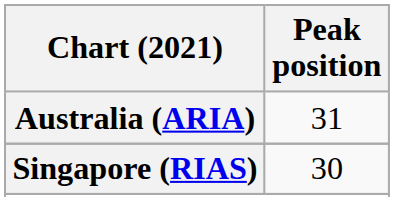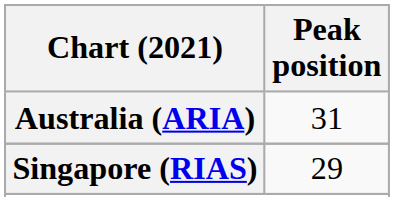(327, 168) 30 -> (327, 168) 29
